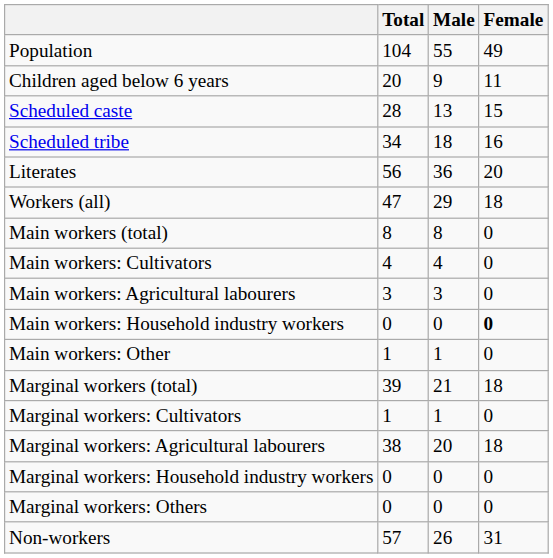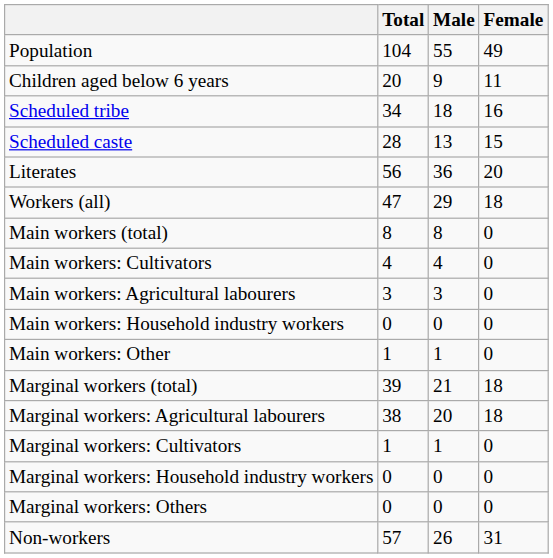rows swapped: (71, 111) <-> (69, 141)
(488, 324) bold -> (488, 324) normal
rows swapped: (125, 415) <-> (167, 446)
